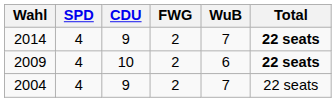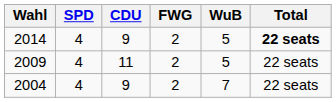(226, 39) 7 -> (226, 39) 5
(126, 62) 10 -> (126, 62) 11
(226, 62) 6 -> (226, 62) 5
(291, 62) bold -> (291, 62) normal
